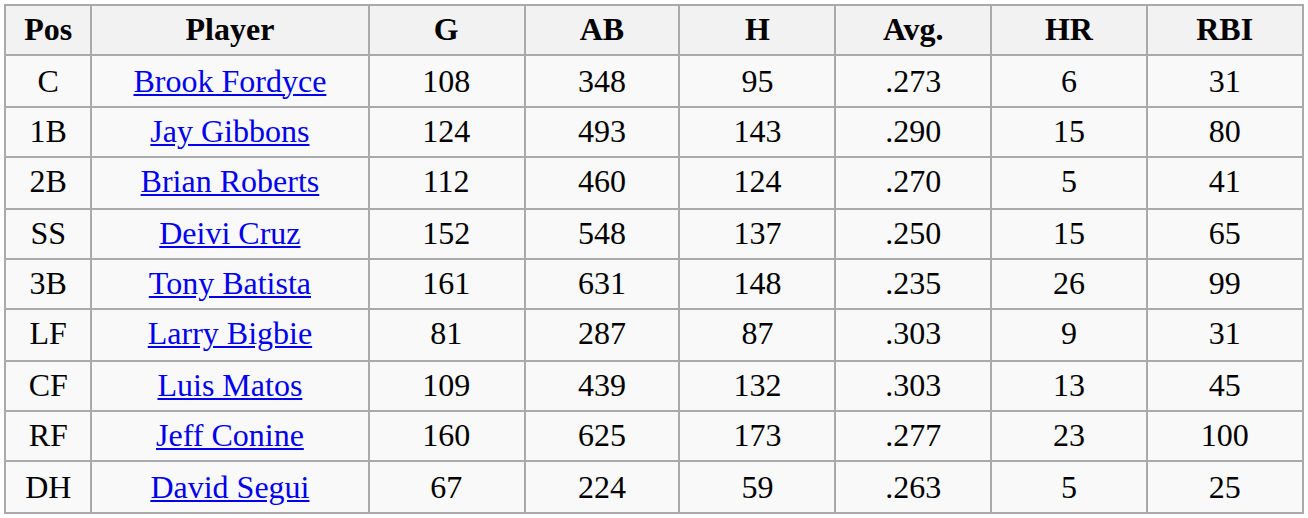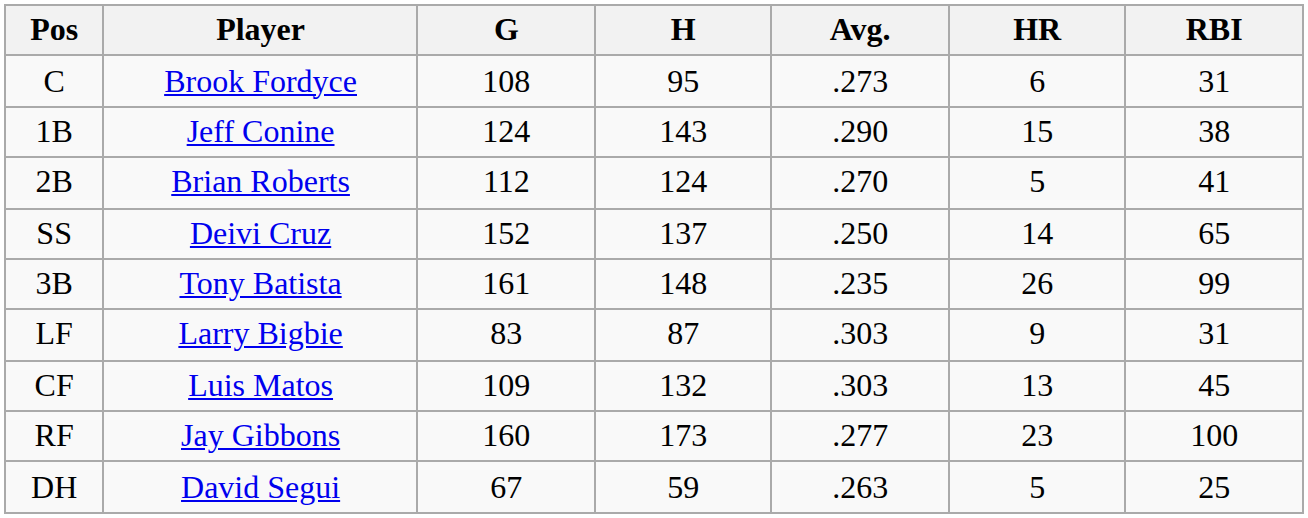- column: (602, 29)
(230, 131) Jay Gibbons -> (261, 131) Jeff Conine
(1225, 131) 80 -> (1214, 131) 38
(1069, 232) 15 -> (1037, 232) 14
(446, 334) 81 -> (506, 334) 83
(230, 435) Jeff Conine -> (261, 435) Jay Gibbons
